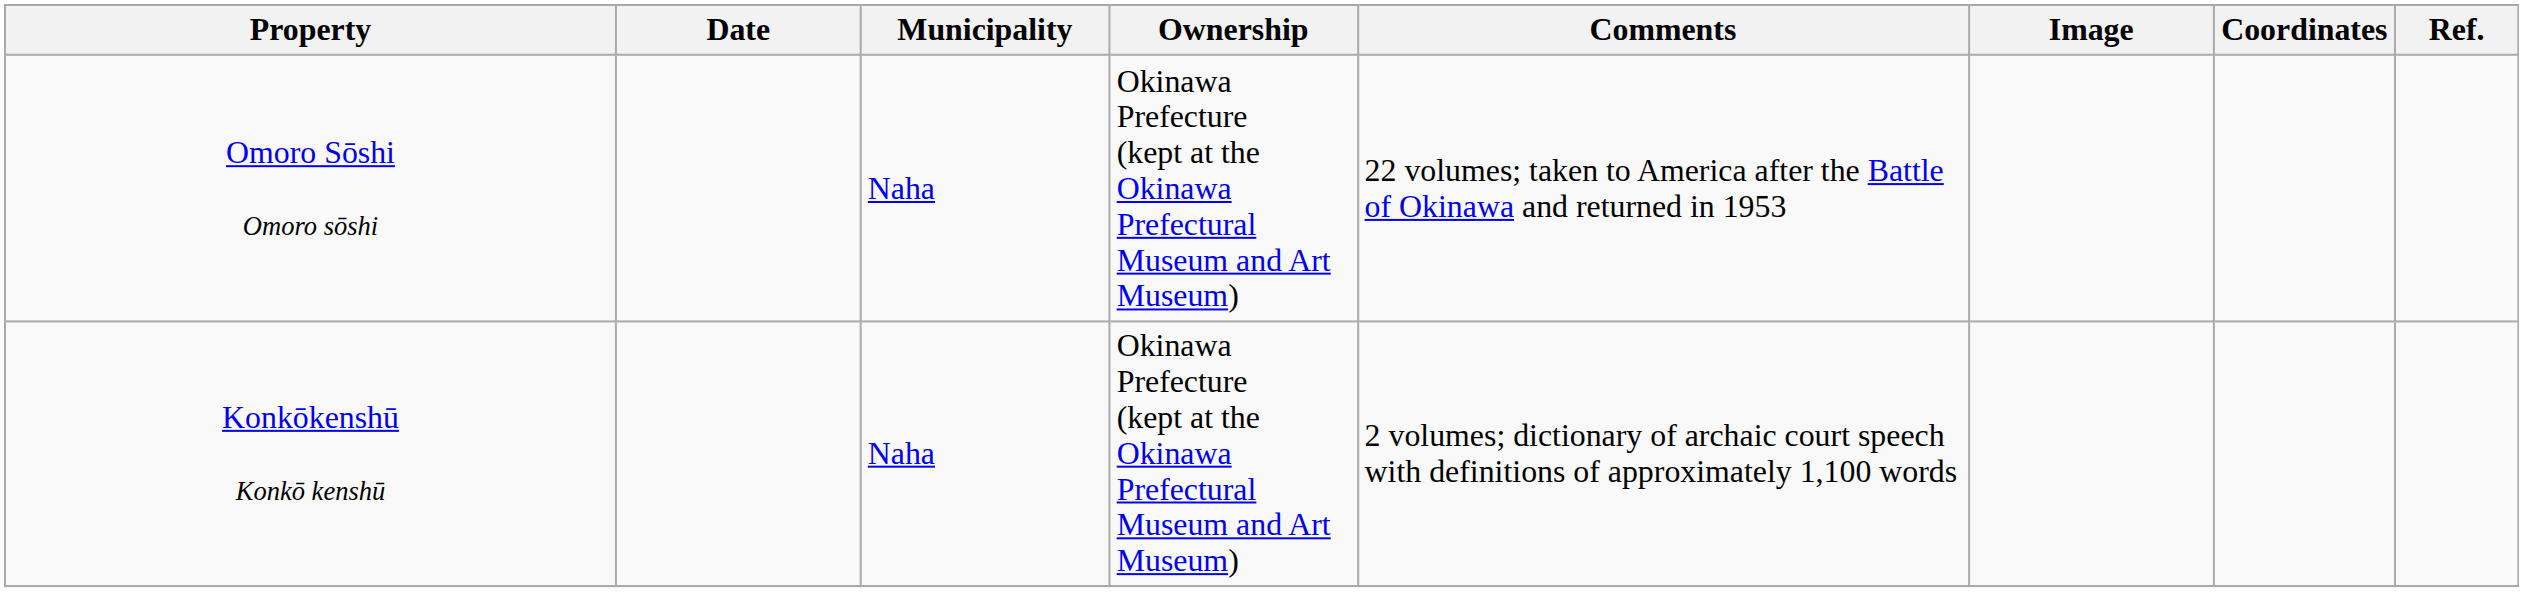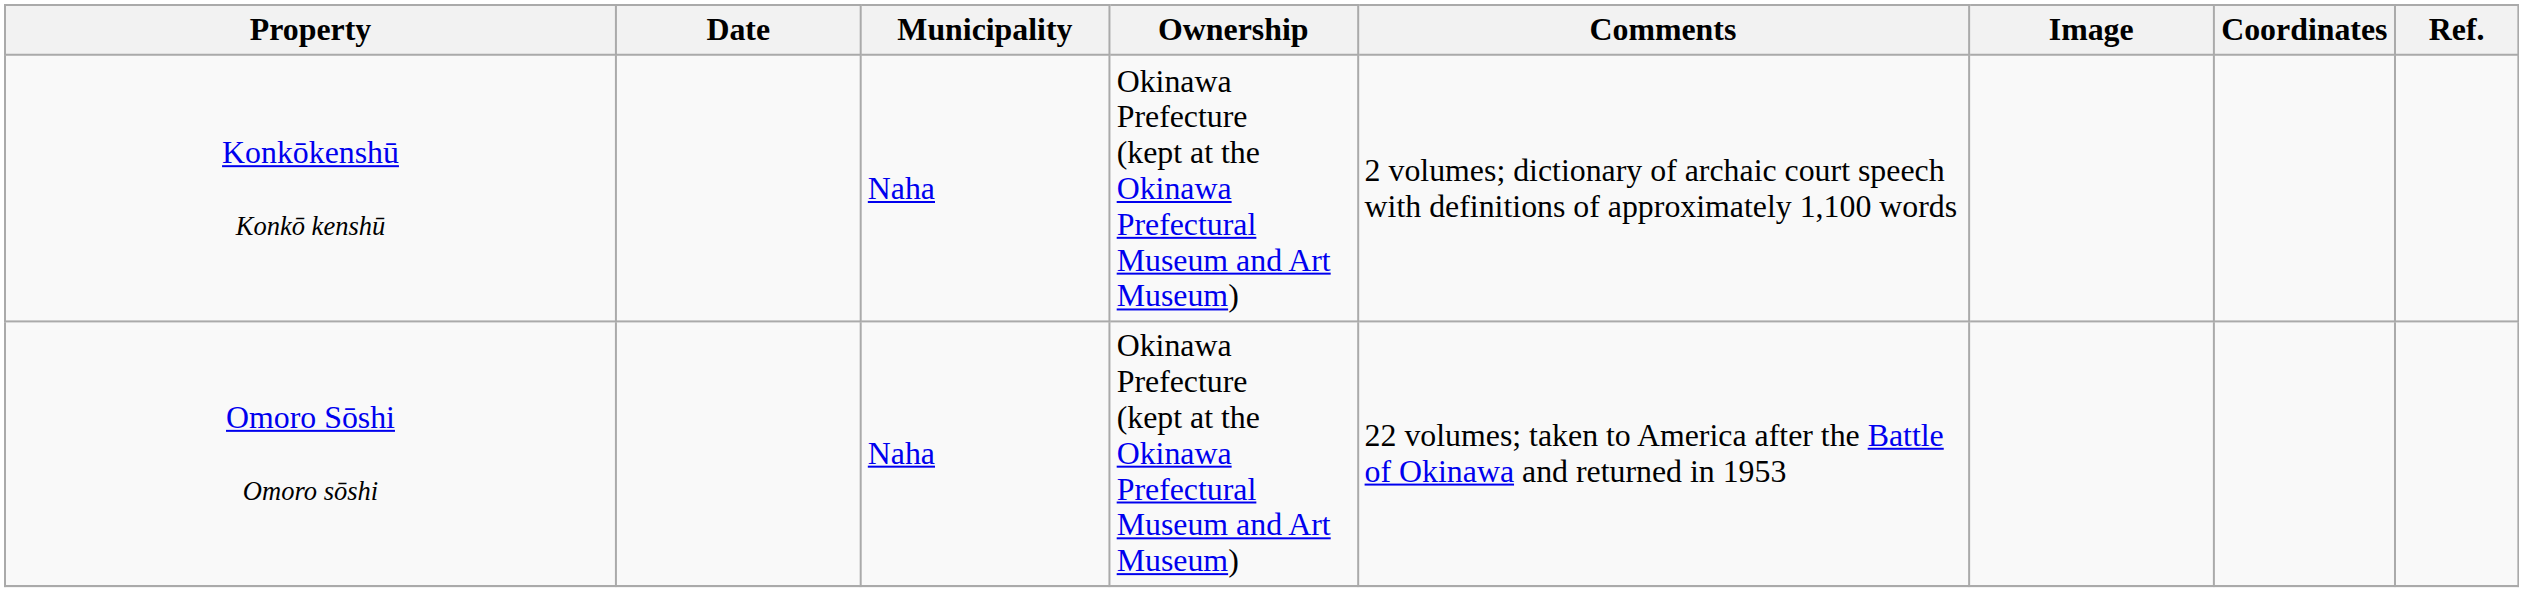rows swapped: (310, 187) <-> (311, 453)
